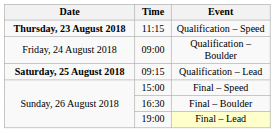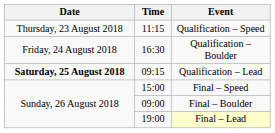(70, 28) bold -> (70, 28) normal
(153, 50) 09:00 -> (153, 50) 16:30
(153, 103) 16:30 -> (153, 103) 09:00
